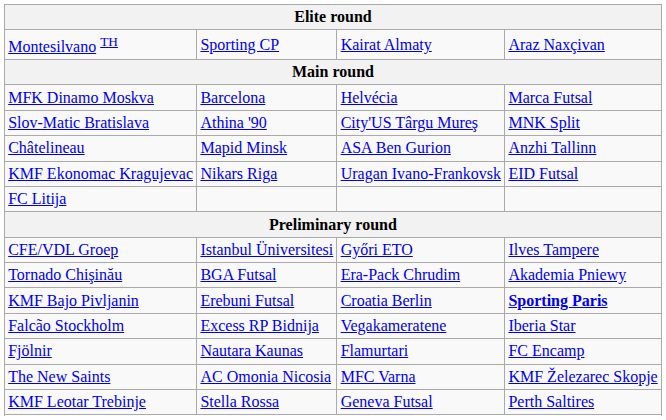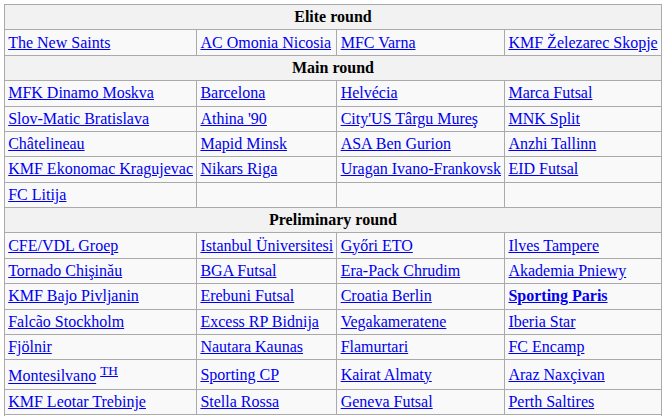rows swapped: (63, 44) <-> (59, 376)
